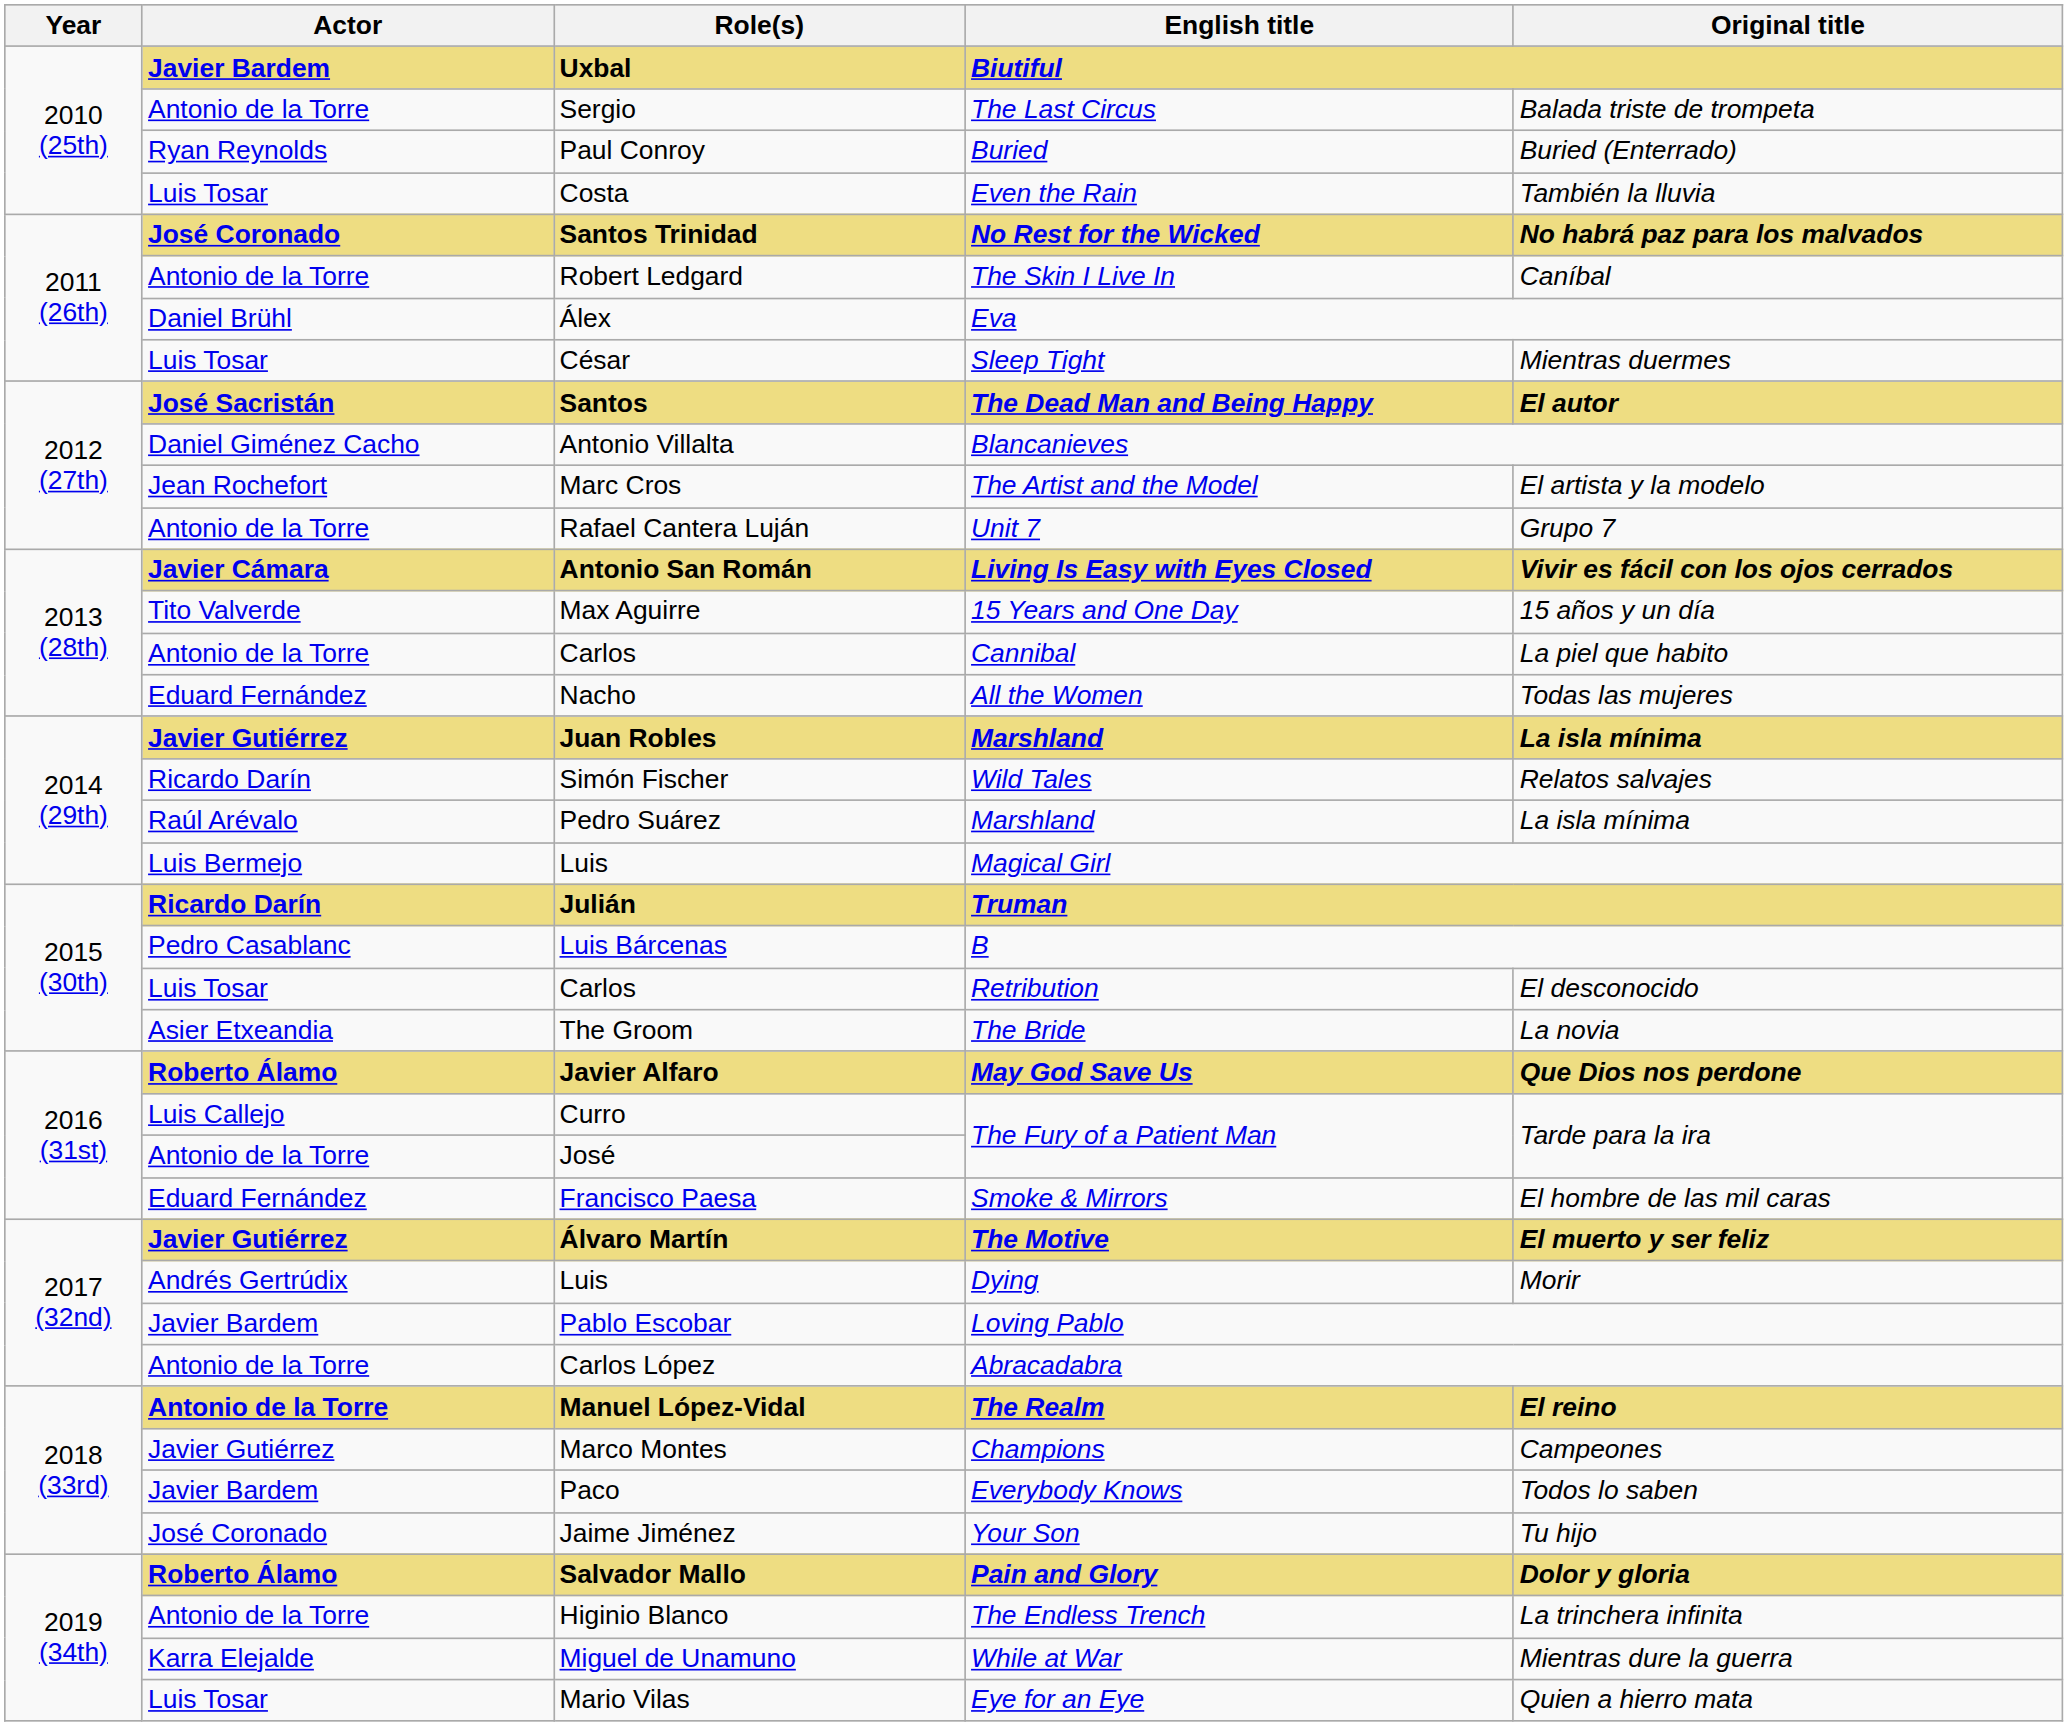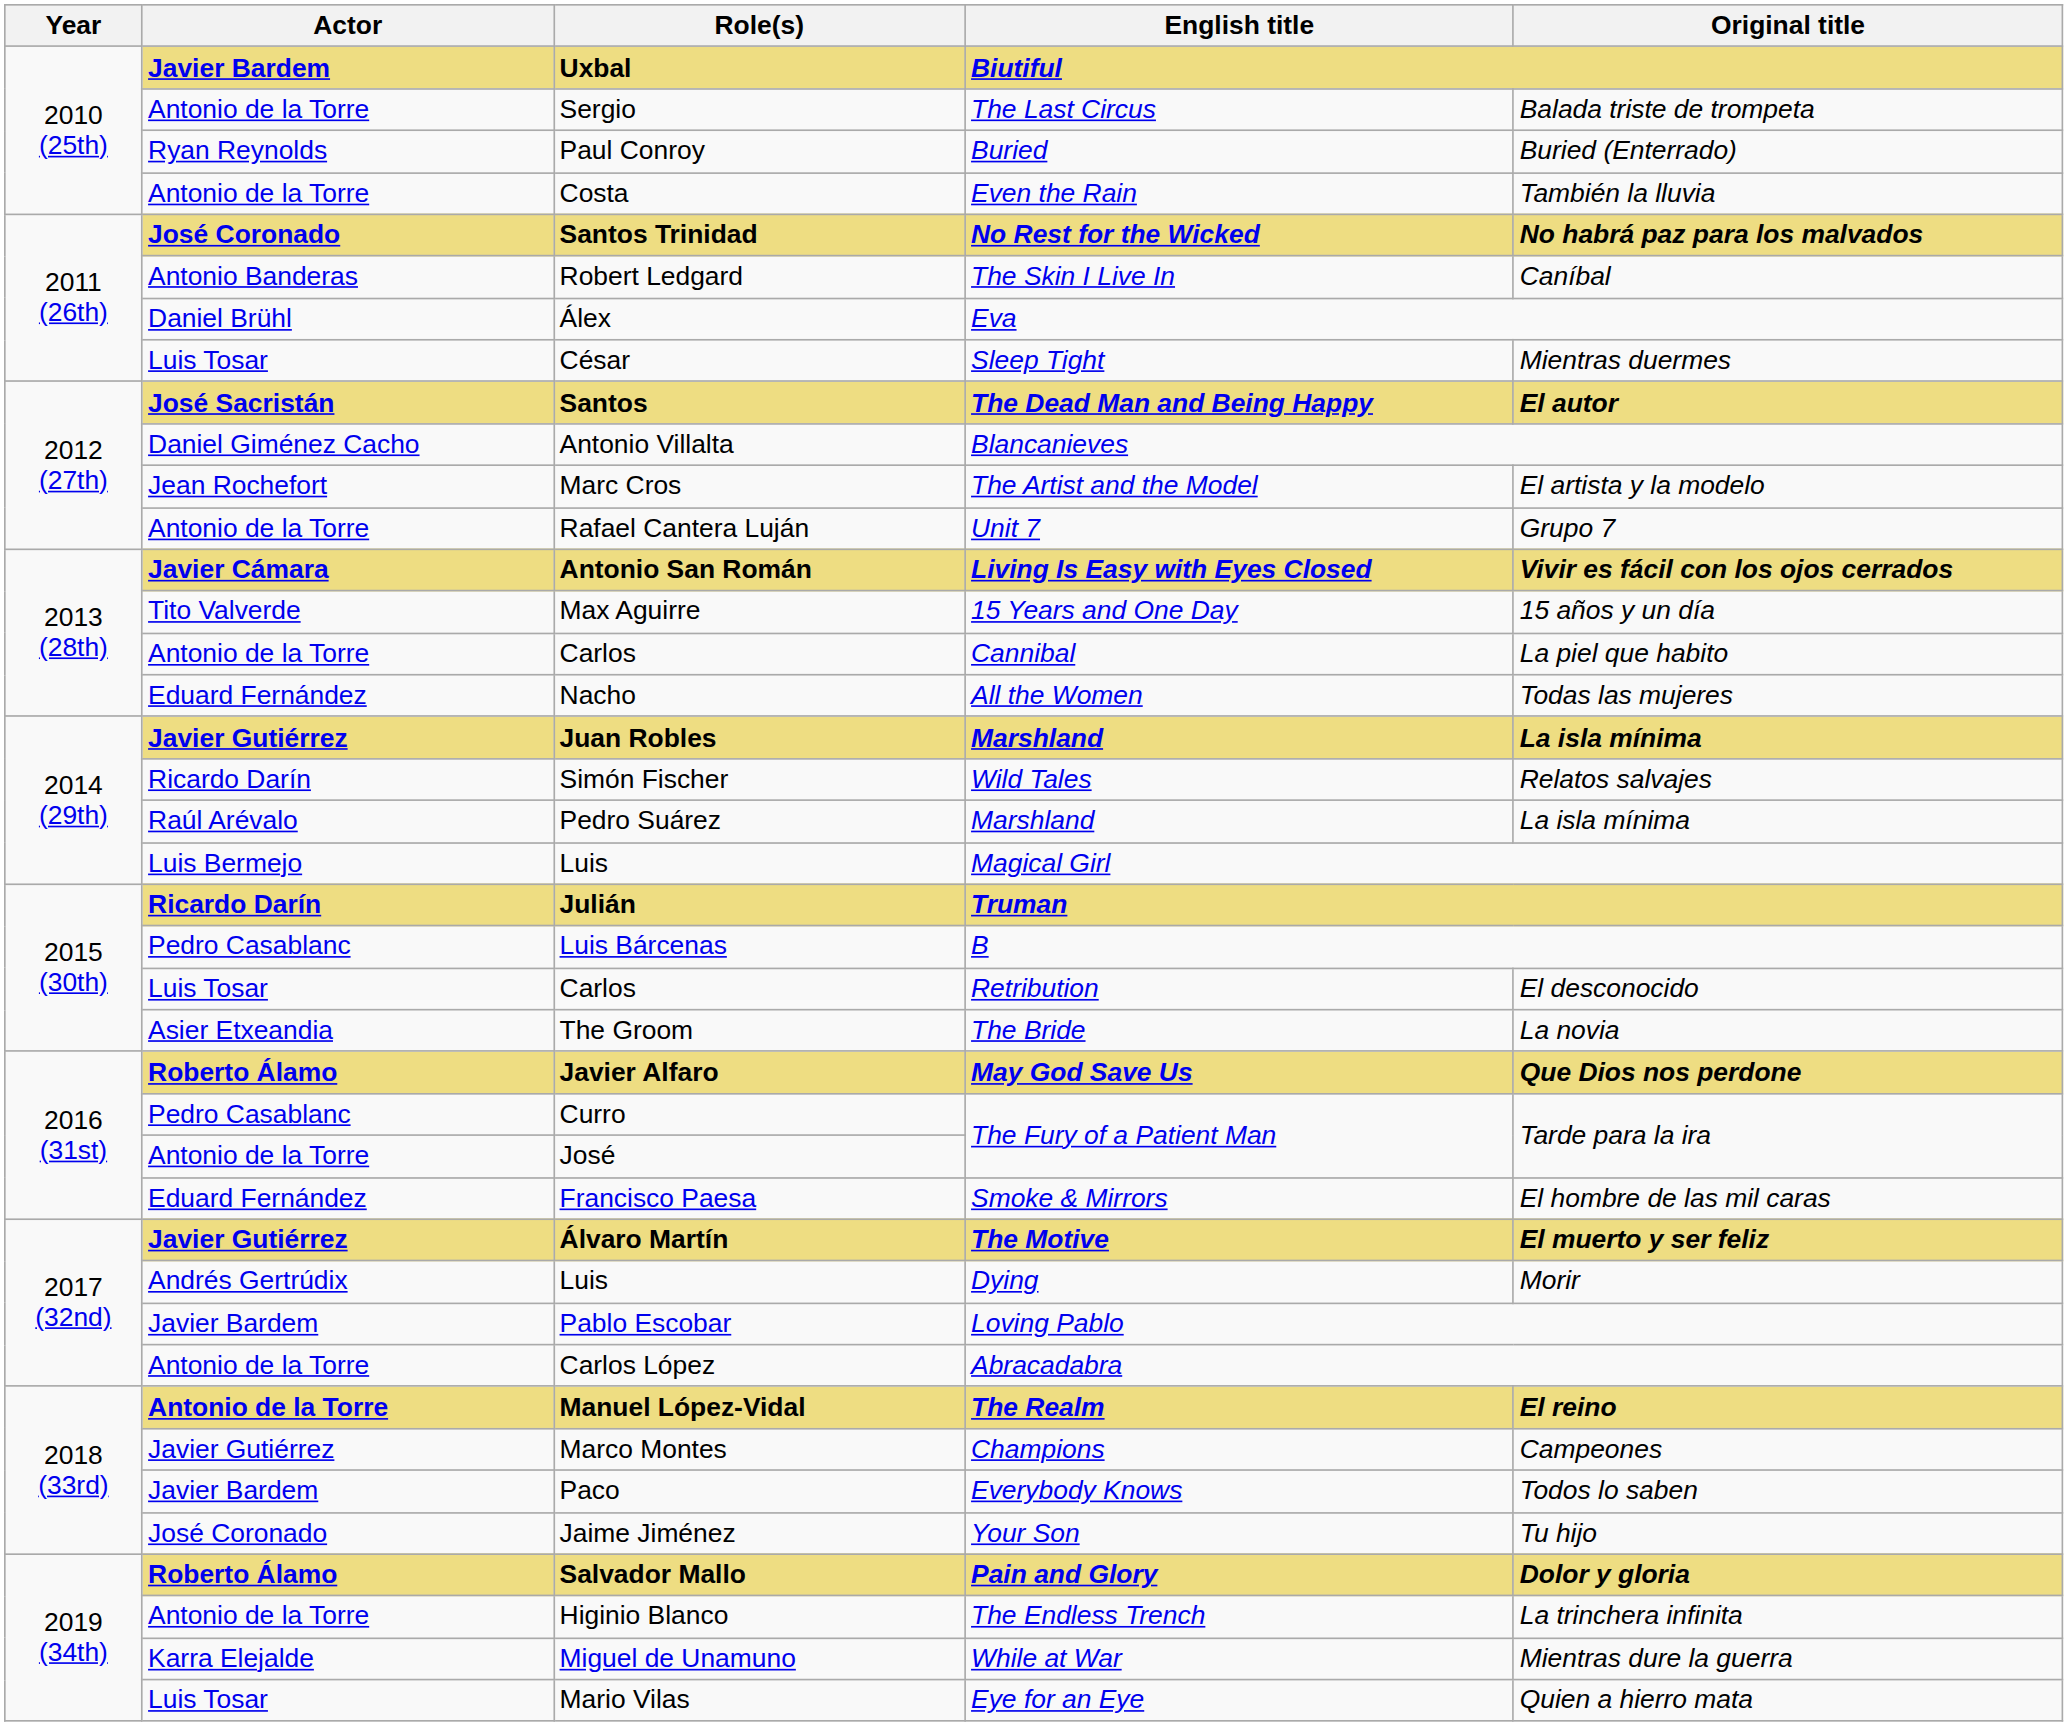(208, 192) Luis Tosar -> (259, 192) Antonio de la Torre
(259, 276) Antonio de la Torre -> (253, 276) Antonio Banderas
(216, 1114) Luis Callejo -> (249, 1114) Pedro Casablanc
